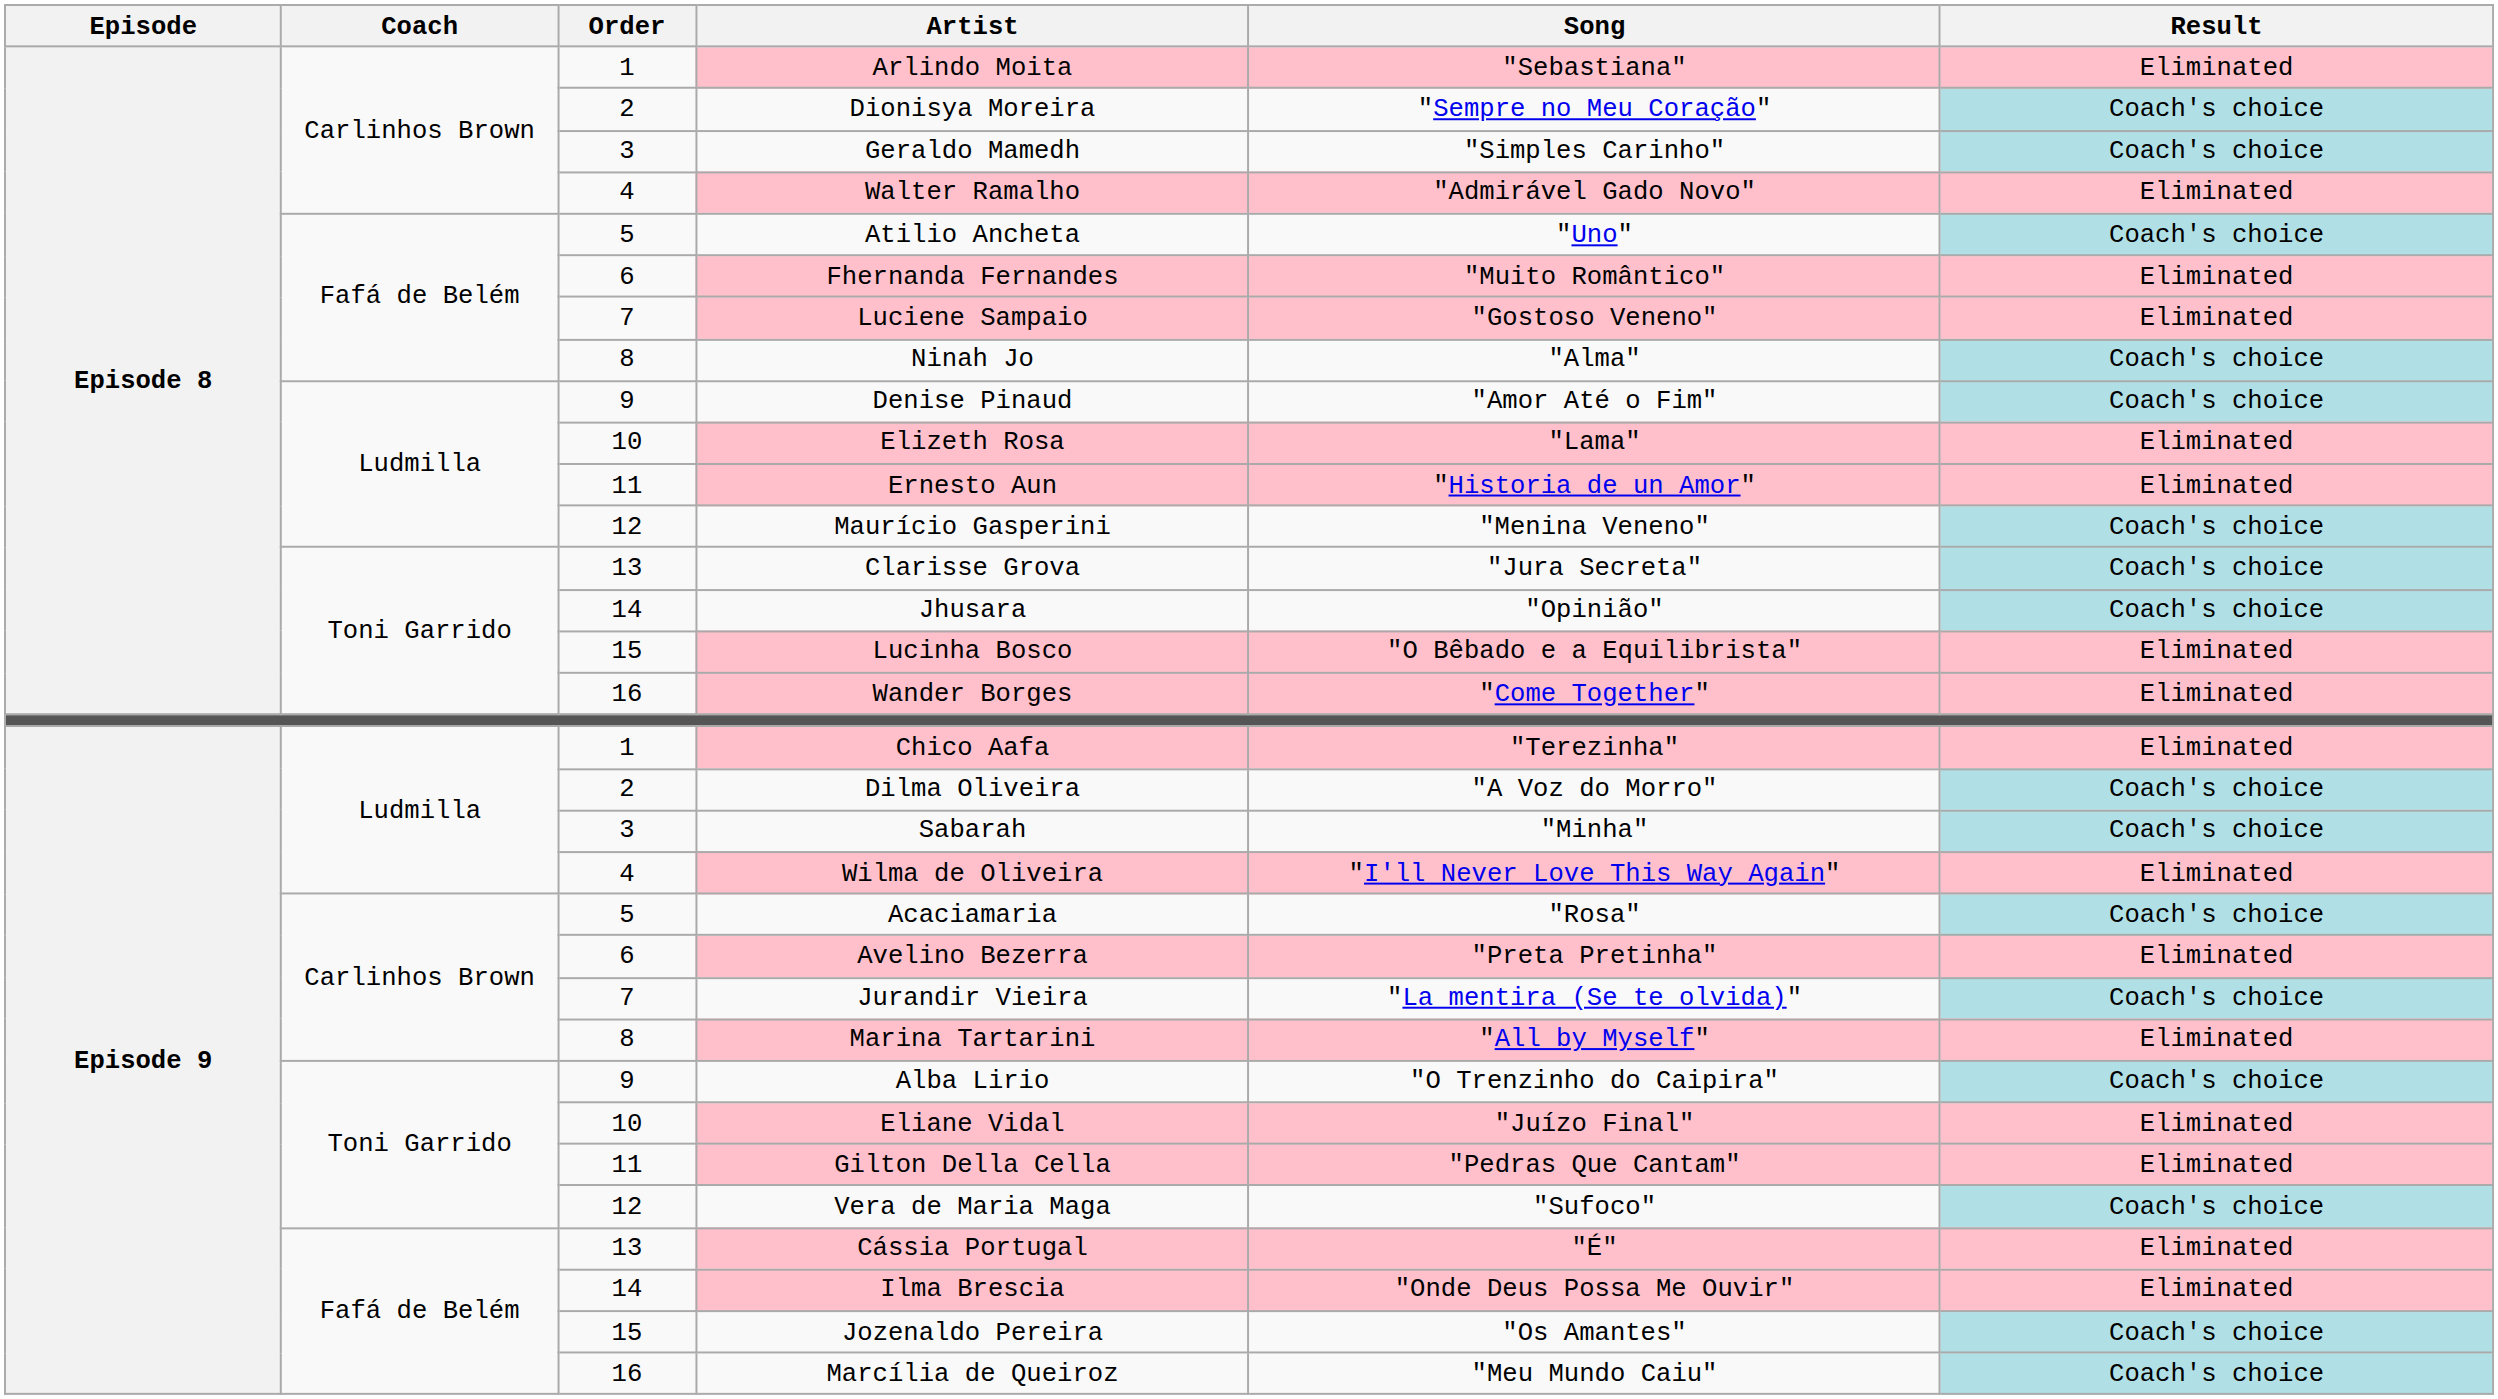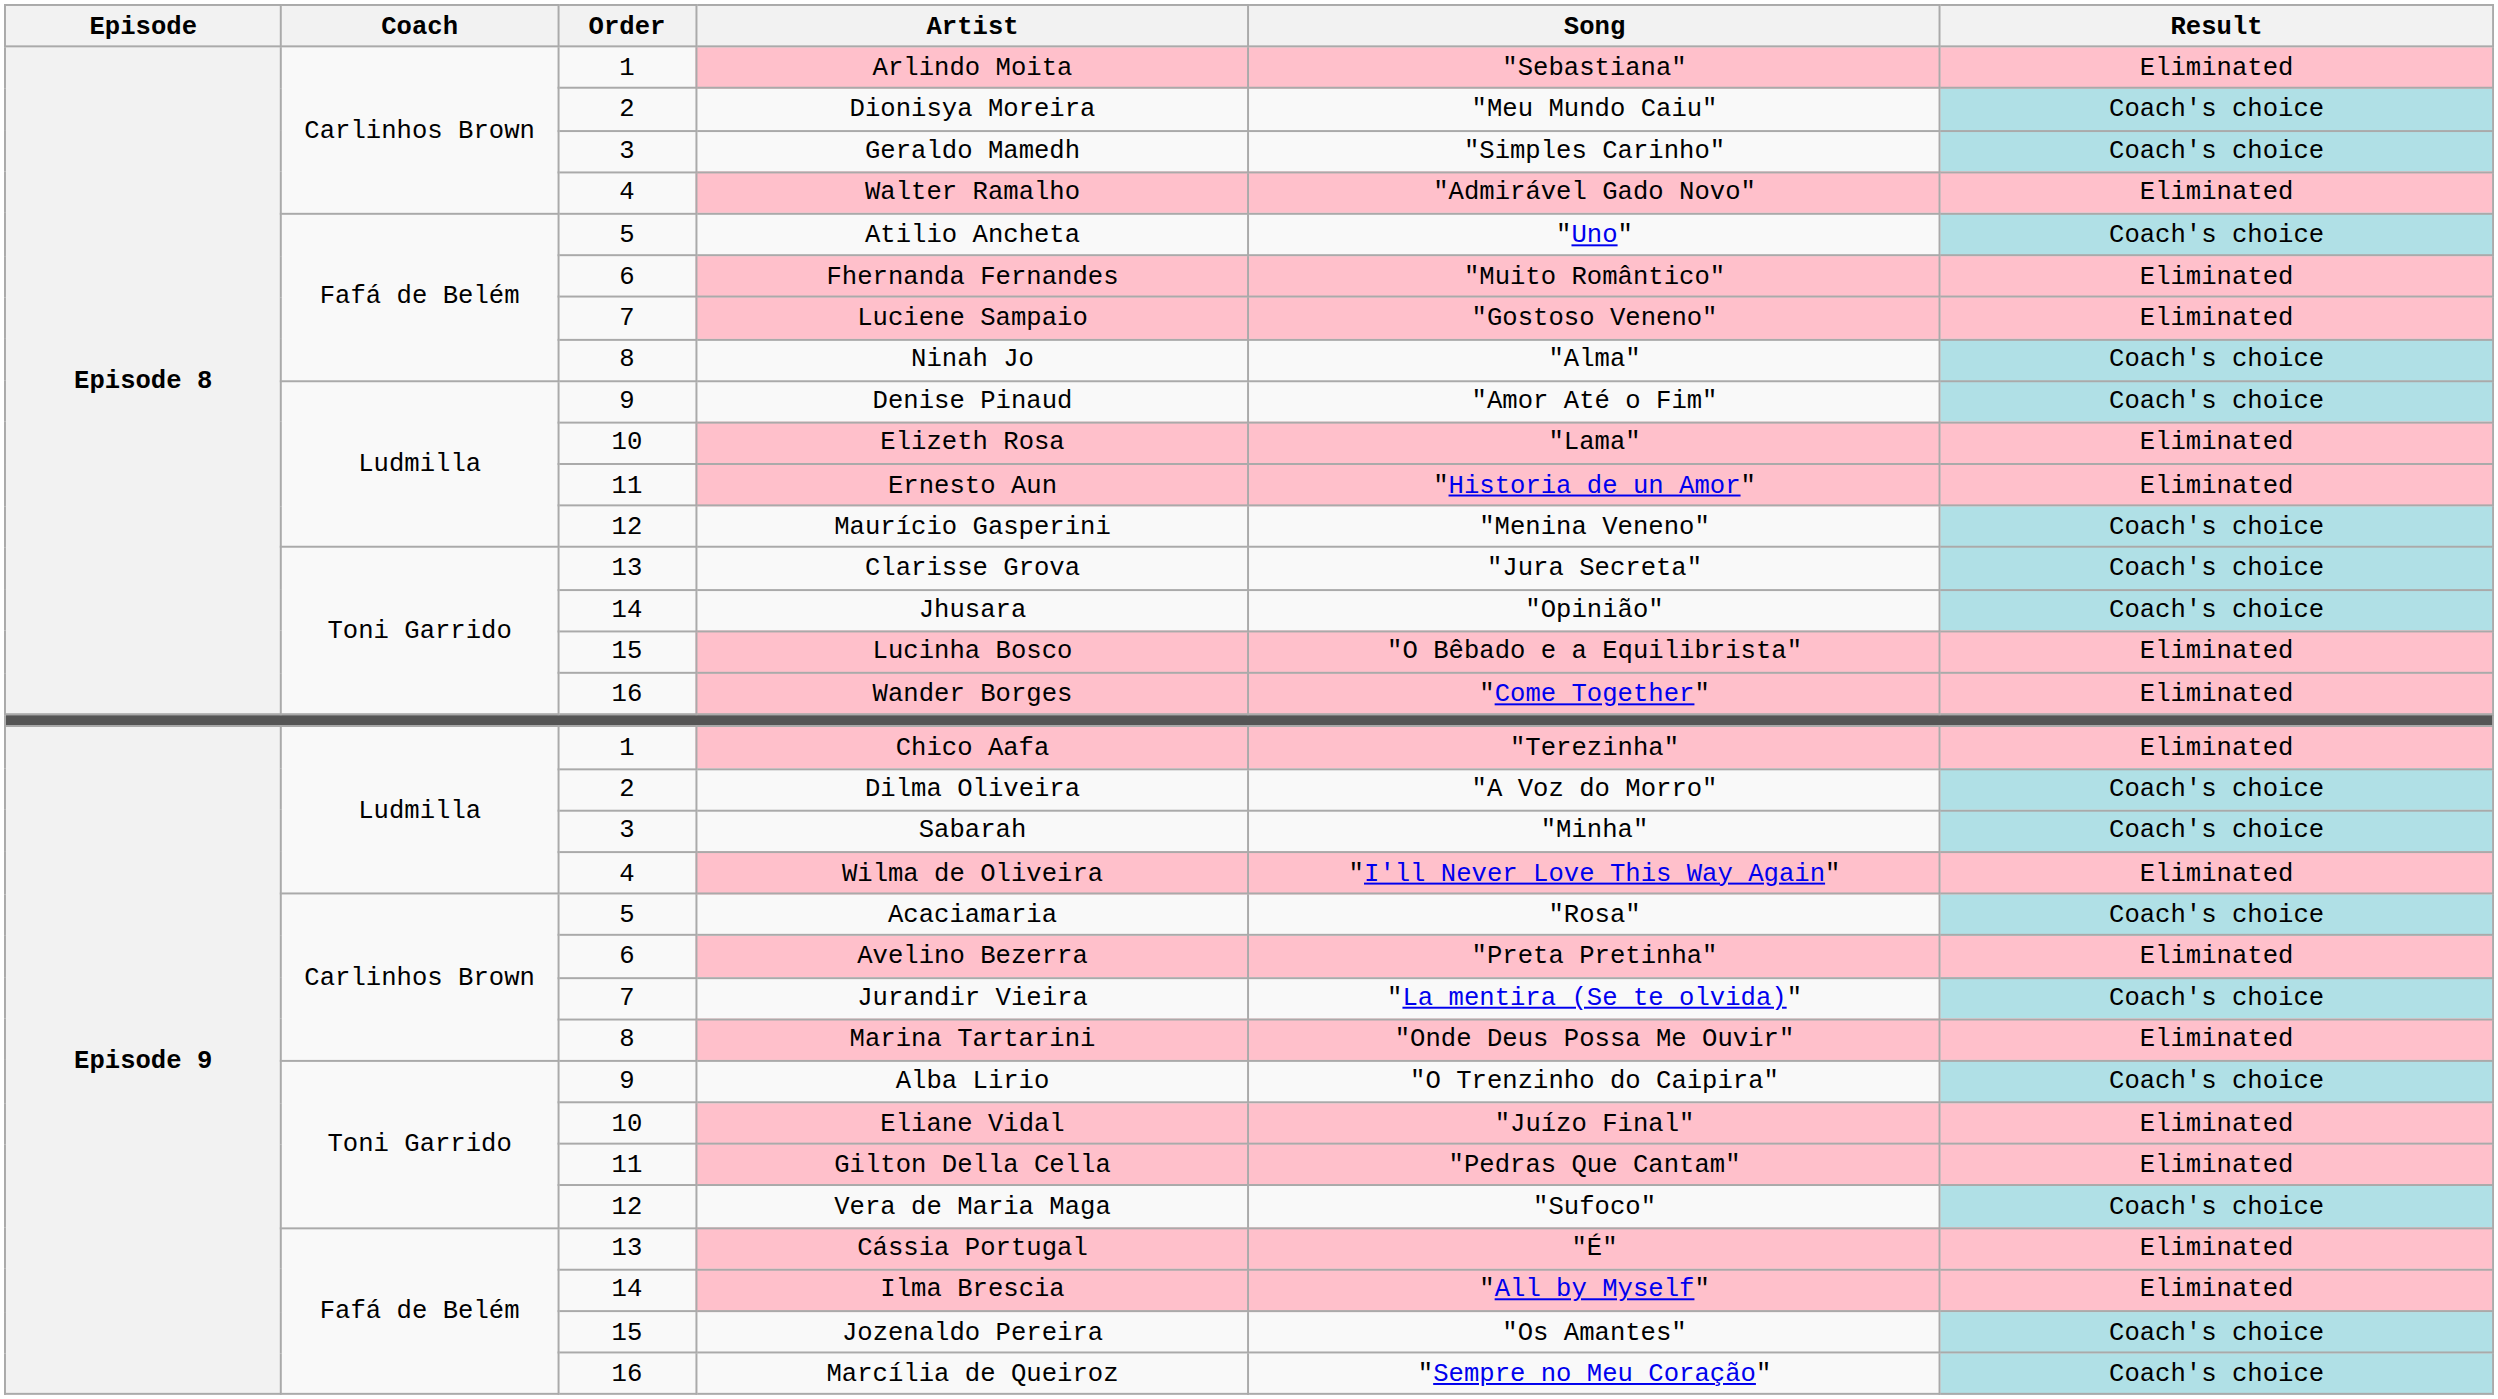(1595, 109) "Sempre no Meu Coração" -> (1595, 109) "Meu Mundo Caiu"
(1595, 1040) "All by Myself" -> (1595, 1040) "Onde Deus Possa Me Ouvir"
(1595, 1290) "Onde Deus Possa Me Ouvir" -> (1595, 1290) "All by Myself"
(1595, 1374) "Meu Mundo Caiu" -> (1595, 1374) "Sempre no Meu Coração"
